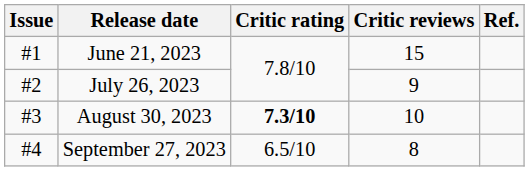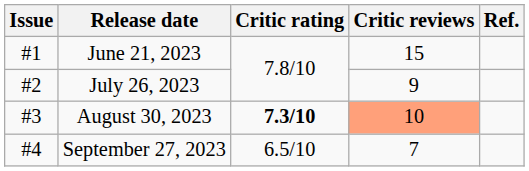(414, 117) no background -> (414, 117) lightsalmon background
(414, 149) 8 -> (414, 149) 7
